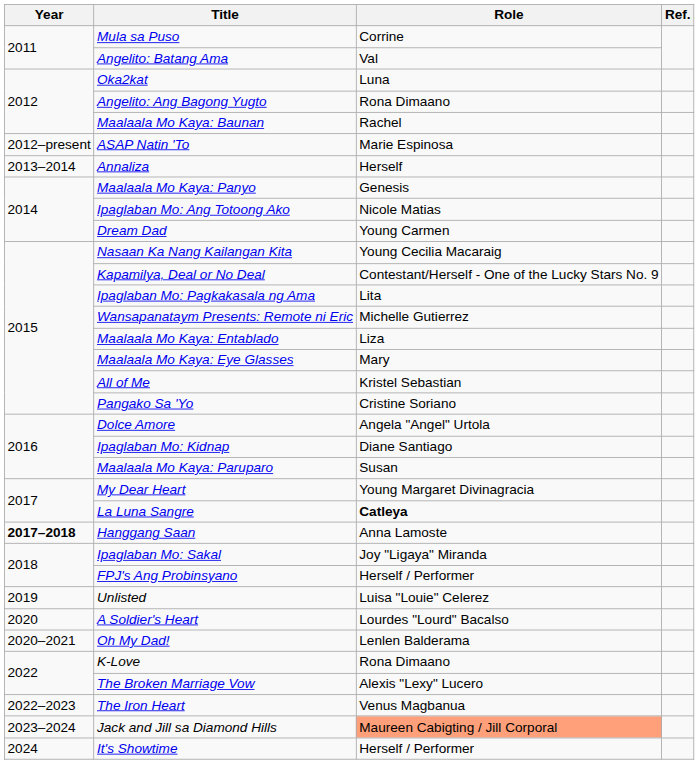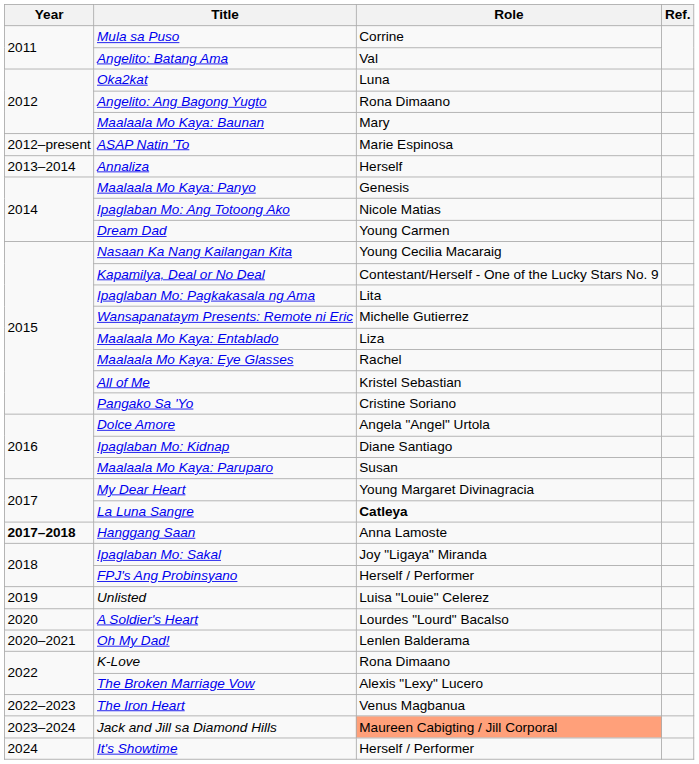(380, 123) Rachel -> (374, 123) Mary
(374, 360) Mary -> (380, 360) Rachel
